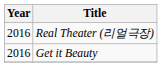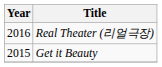(19, 52) 2016 -> (19, 52) 2015
